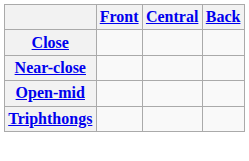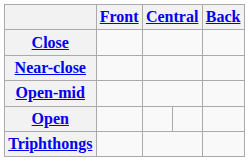+ row: (50, 118)
